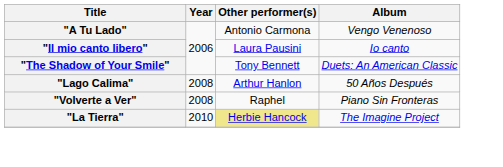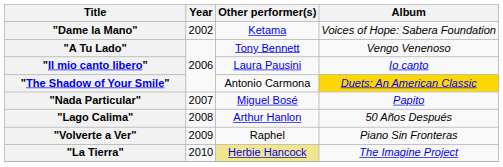+ row: (95, 30)
(267, 30) Antonio Carmona -> (267, 48) Tony Bennett
(267, 65) Tony Bennett -> (267, 83) Antonio Carmona
(390, 65) no background -> (409, 83) gold background
+ row: (95, 100)
(201, 100) 2008 -> (201, 135) 2009
